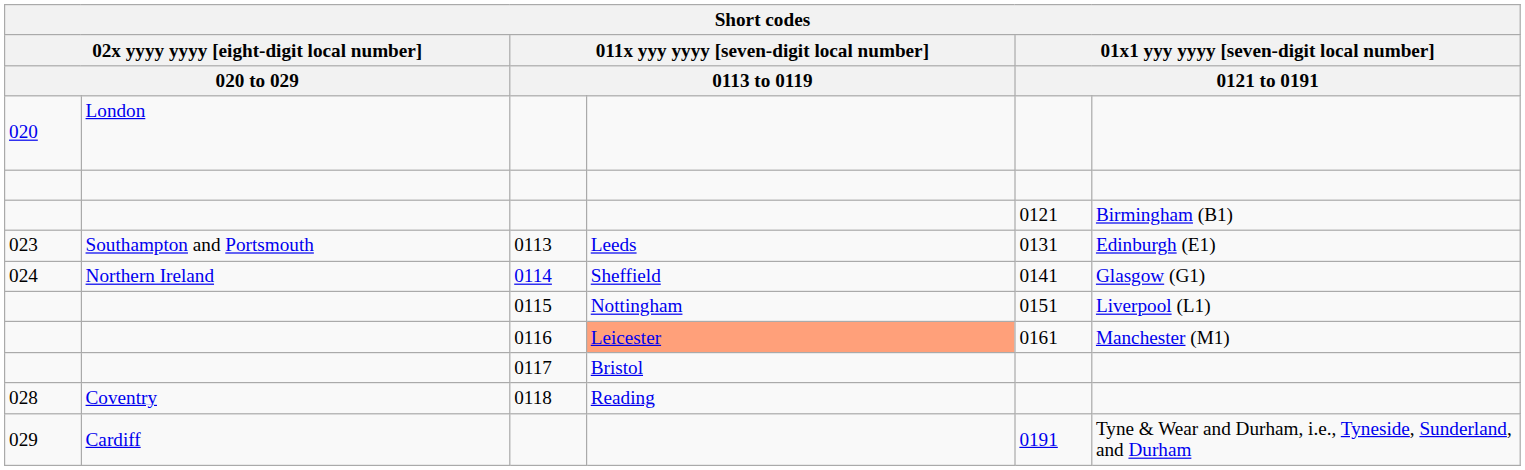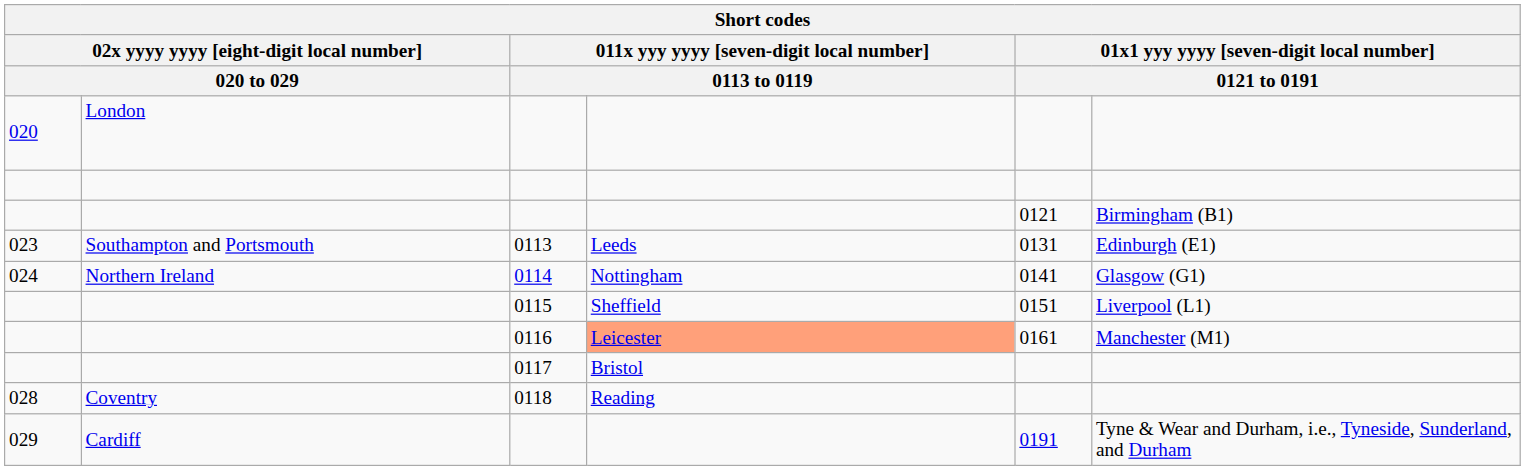(626, 276) Sheffield -> (637, 276) Nottingham
(637, 306) Nottingham -> (626, 306) Sheffield
